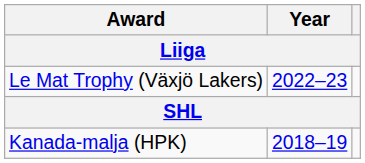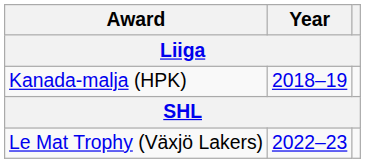rows swapped: (98, 142) <-> (136, 81)
